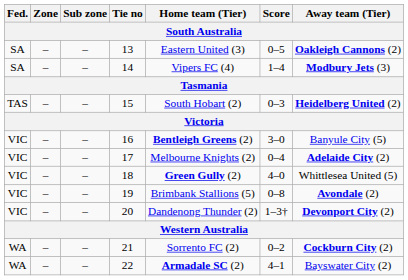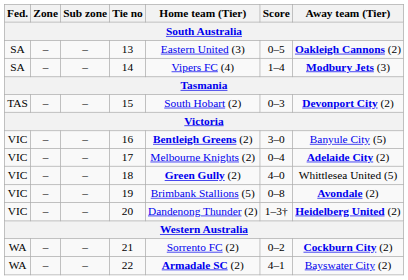(348, 103) Heidelberg United (2) -> (348, 103) Devonport City (2)
(348, 211) Devonport City (2) -> (348, 211) Heidelberg United (2)
